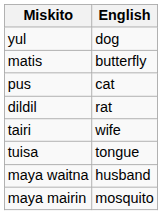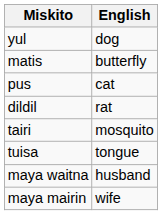(108, 130) wife -> (124, 130) mosquito
(124, 198) mosquito -> (108, 198) wife
